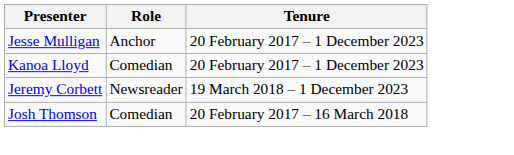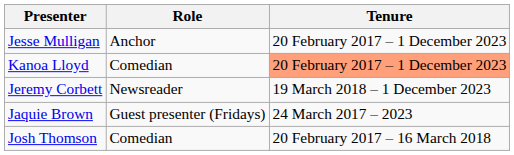(307, 65) no background -> (389, 65) lightsalmon background
+ row: (50, 114)
